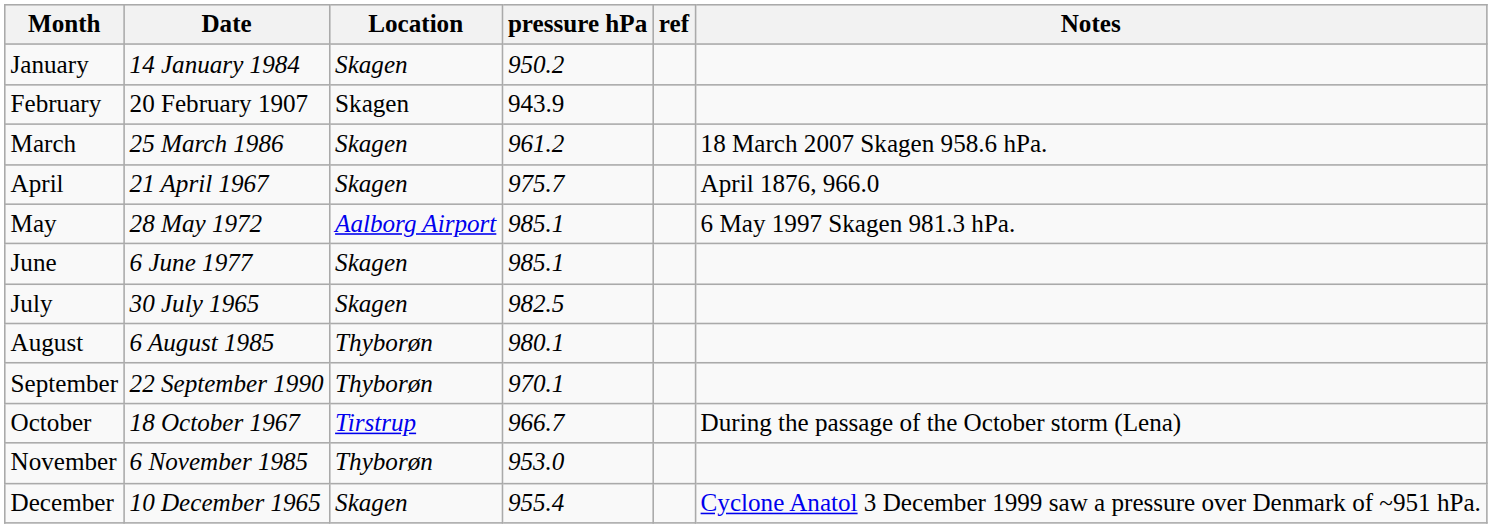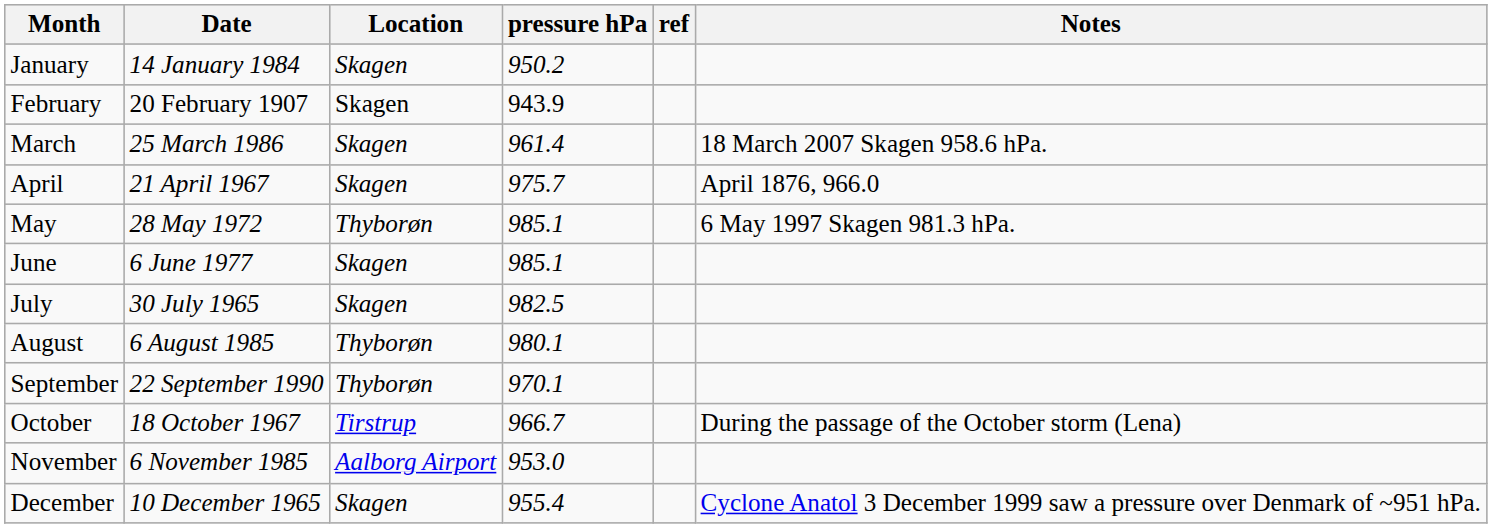(536, 143) 961.2 -> (536, 143) 961.4
(416, 223) Aalborg Airport -> (384, 223) Thyborøn
(384, 462) Thyborøn -> (416, 462) Aalborg Airport
